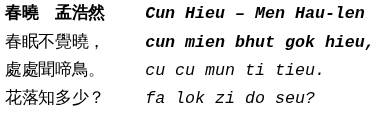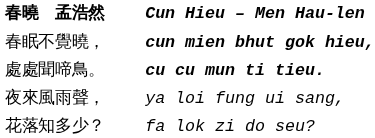(235, 70) normal -> (235, 70) bold
+ row: (55, 98)
